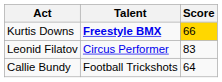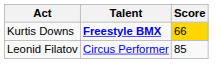(189, 49) 83 -> (180, 49) 85
- row: (39, 67)
